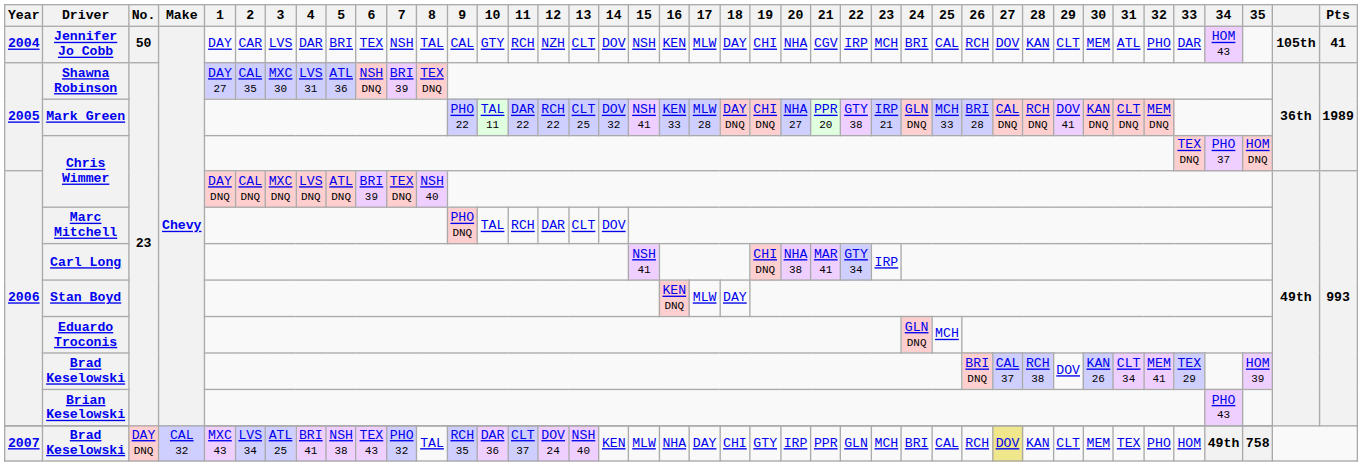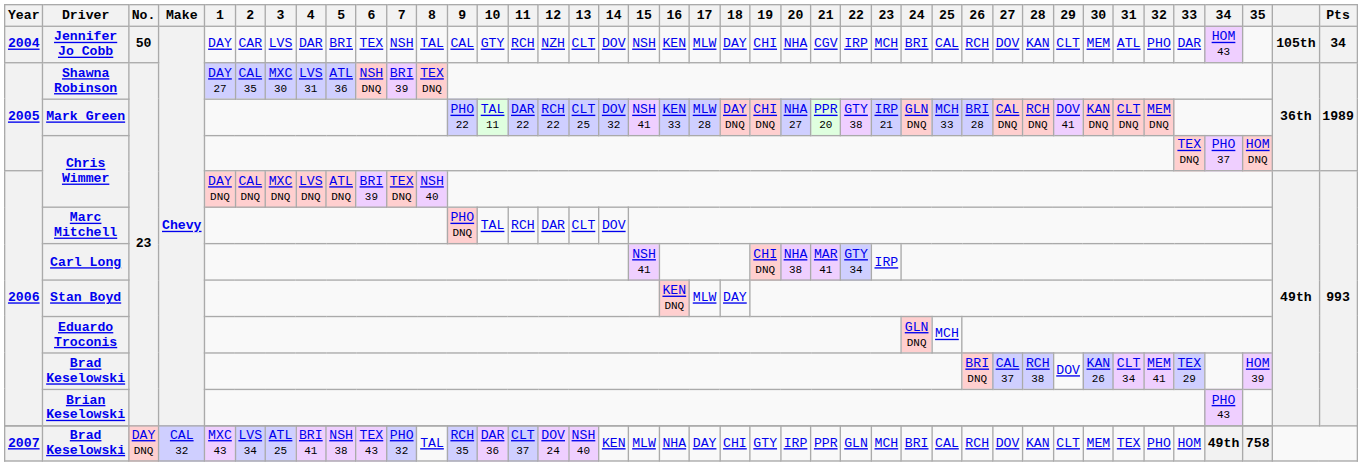(1338, 44) 41 -> (1338, 44) 34
(1008, 443) khaki background -> (1008, 443) no background
